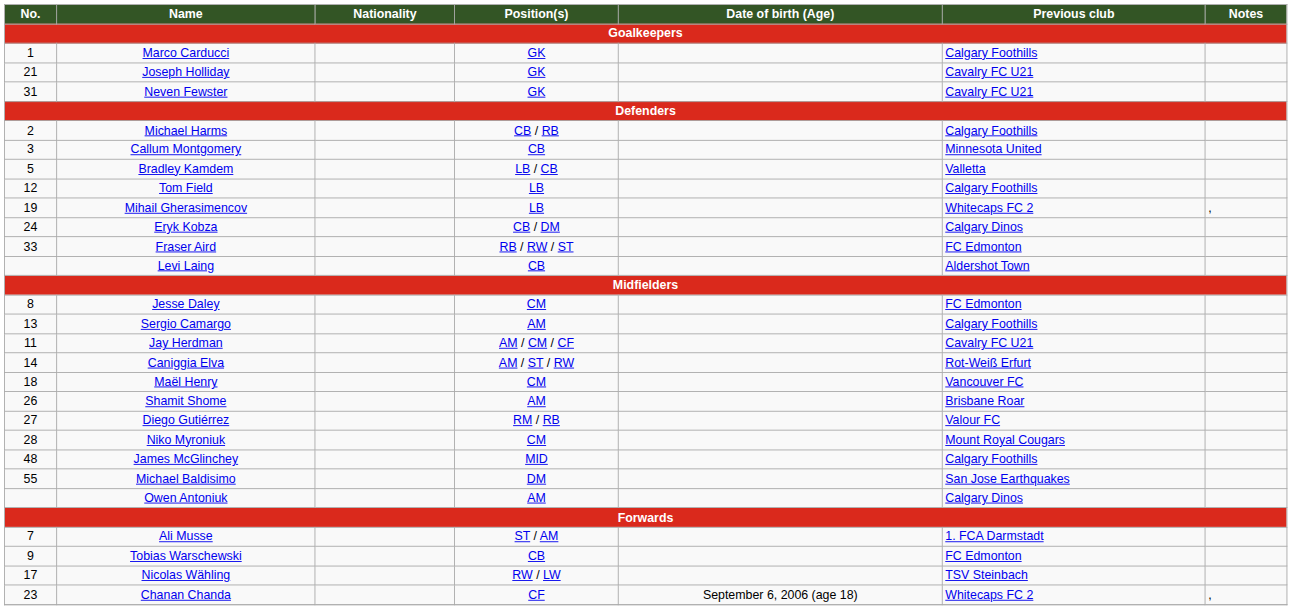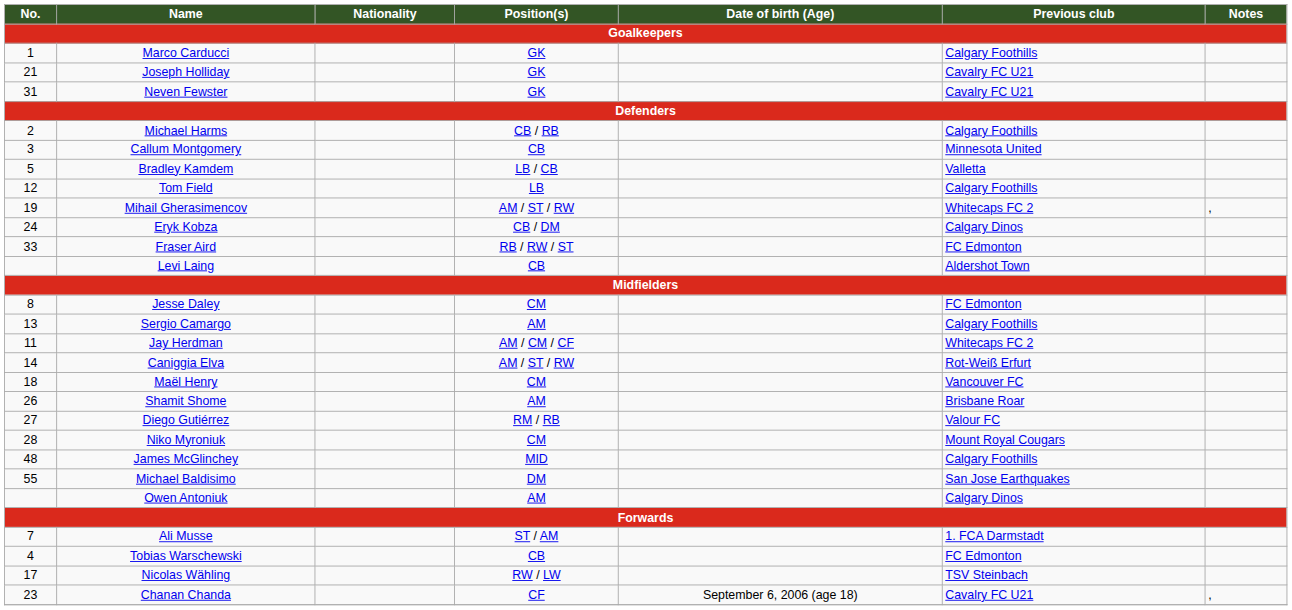(536, 207) LB -> (536, 207) AM / ST / RW
(989, 343) Cavalry FC U21 -> (989, 343) Whitecaps FC 2
(30, 556) 9 -> (30, 556) 4
(989, 594) Whitecaps FC 2 -> (989, 594) Cavalry FC U21
